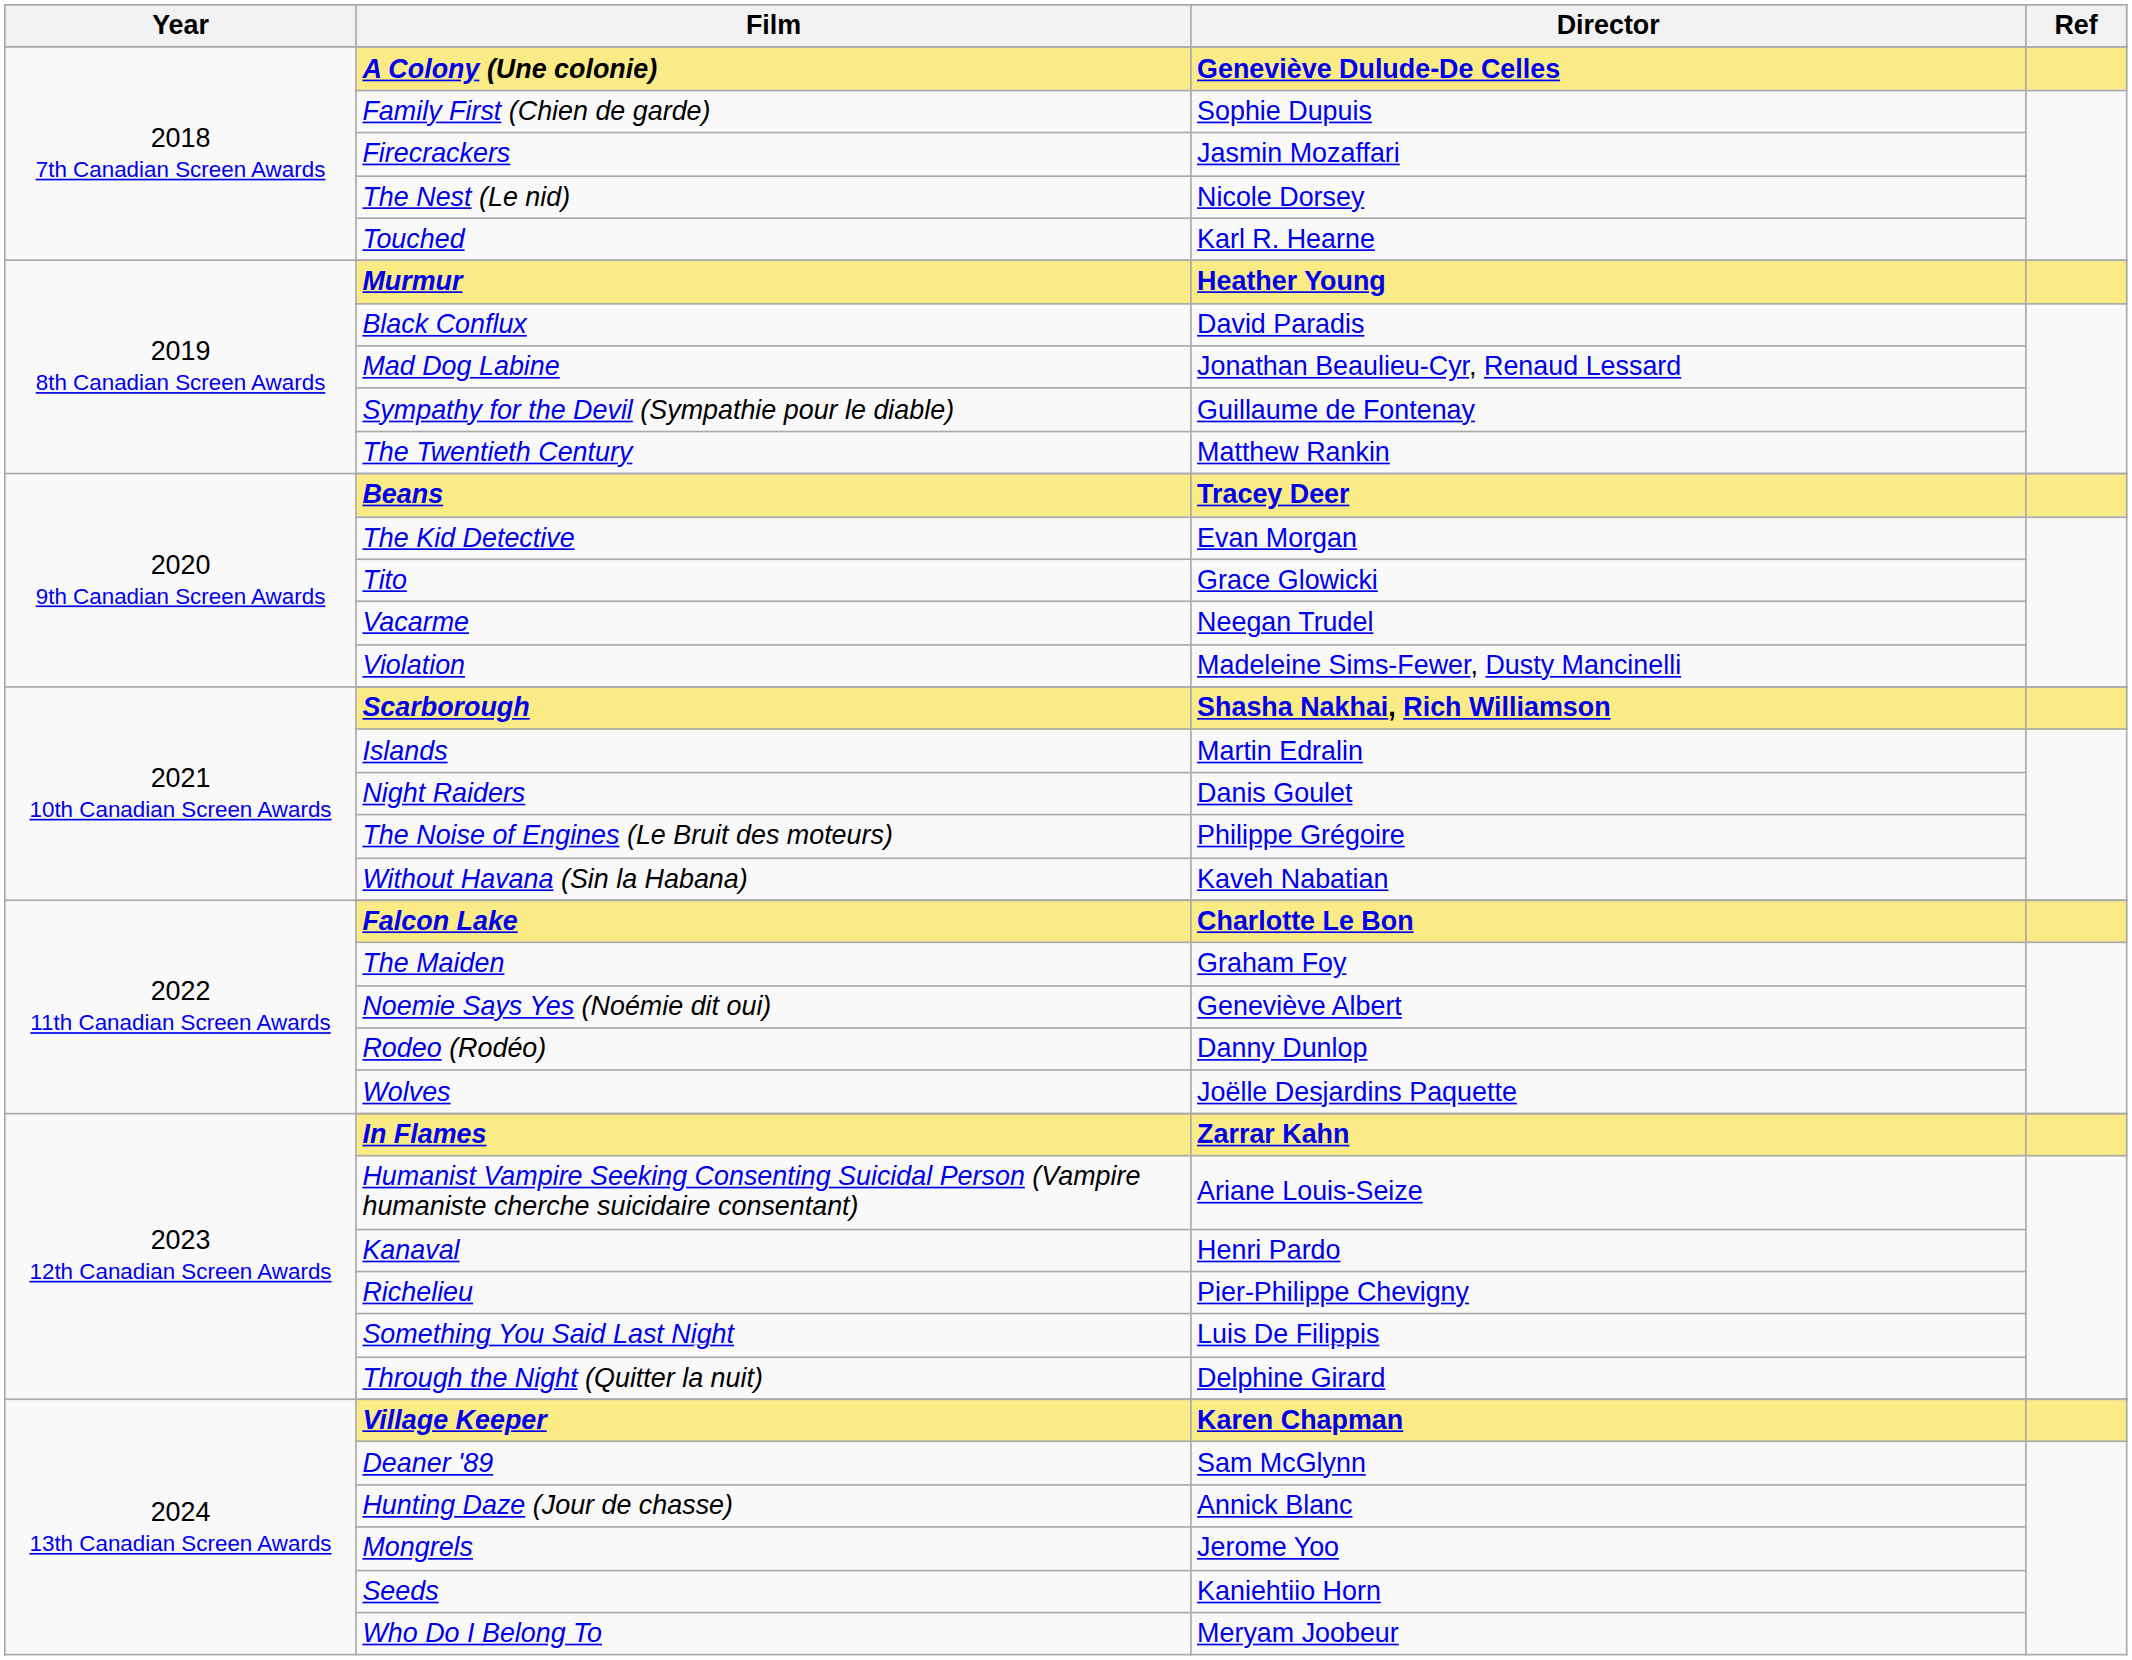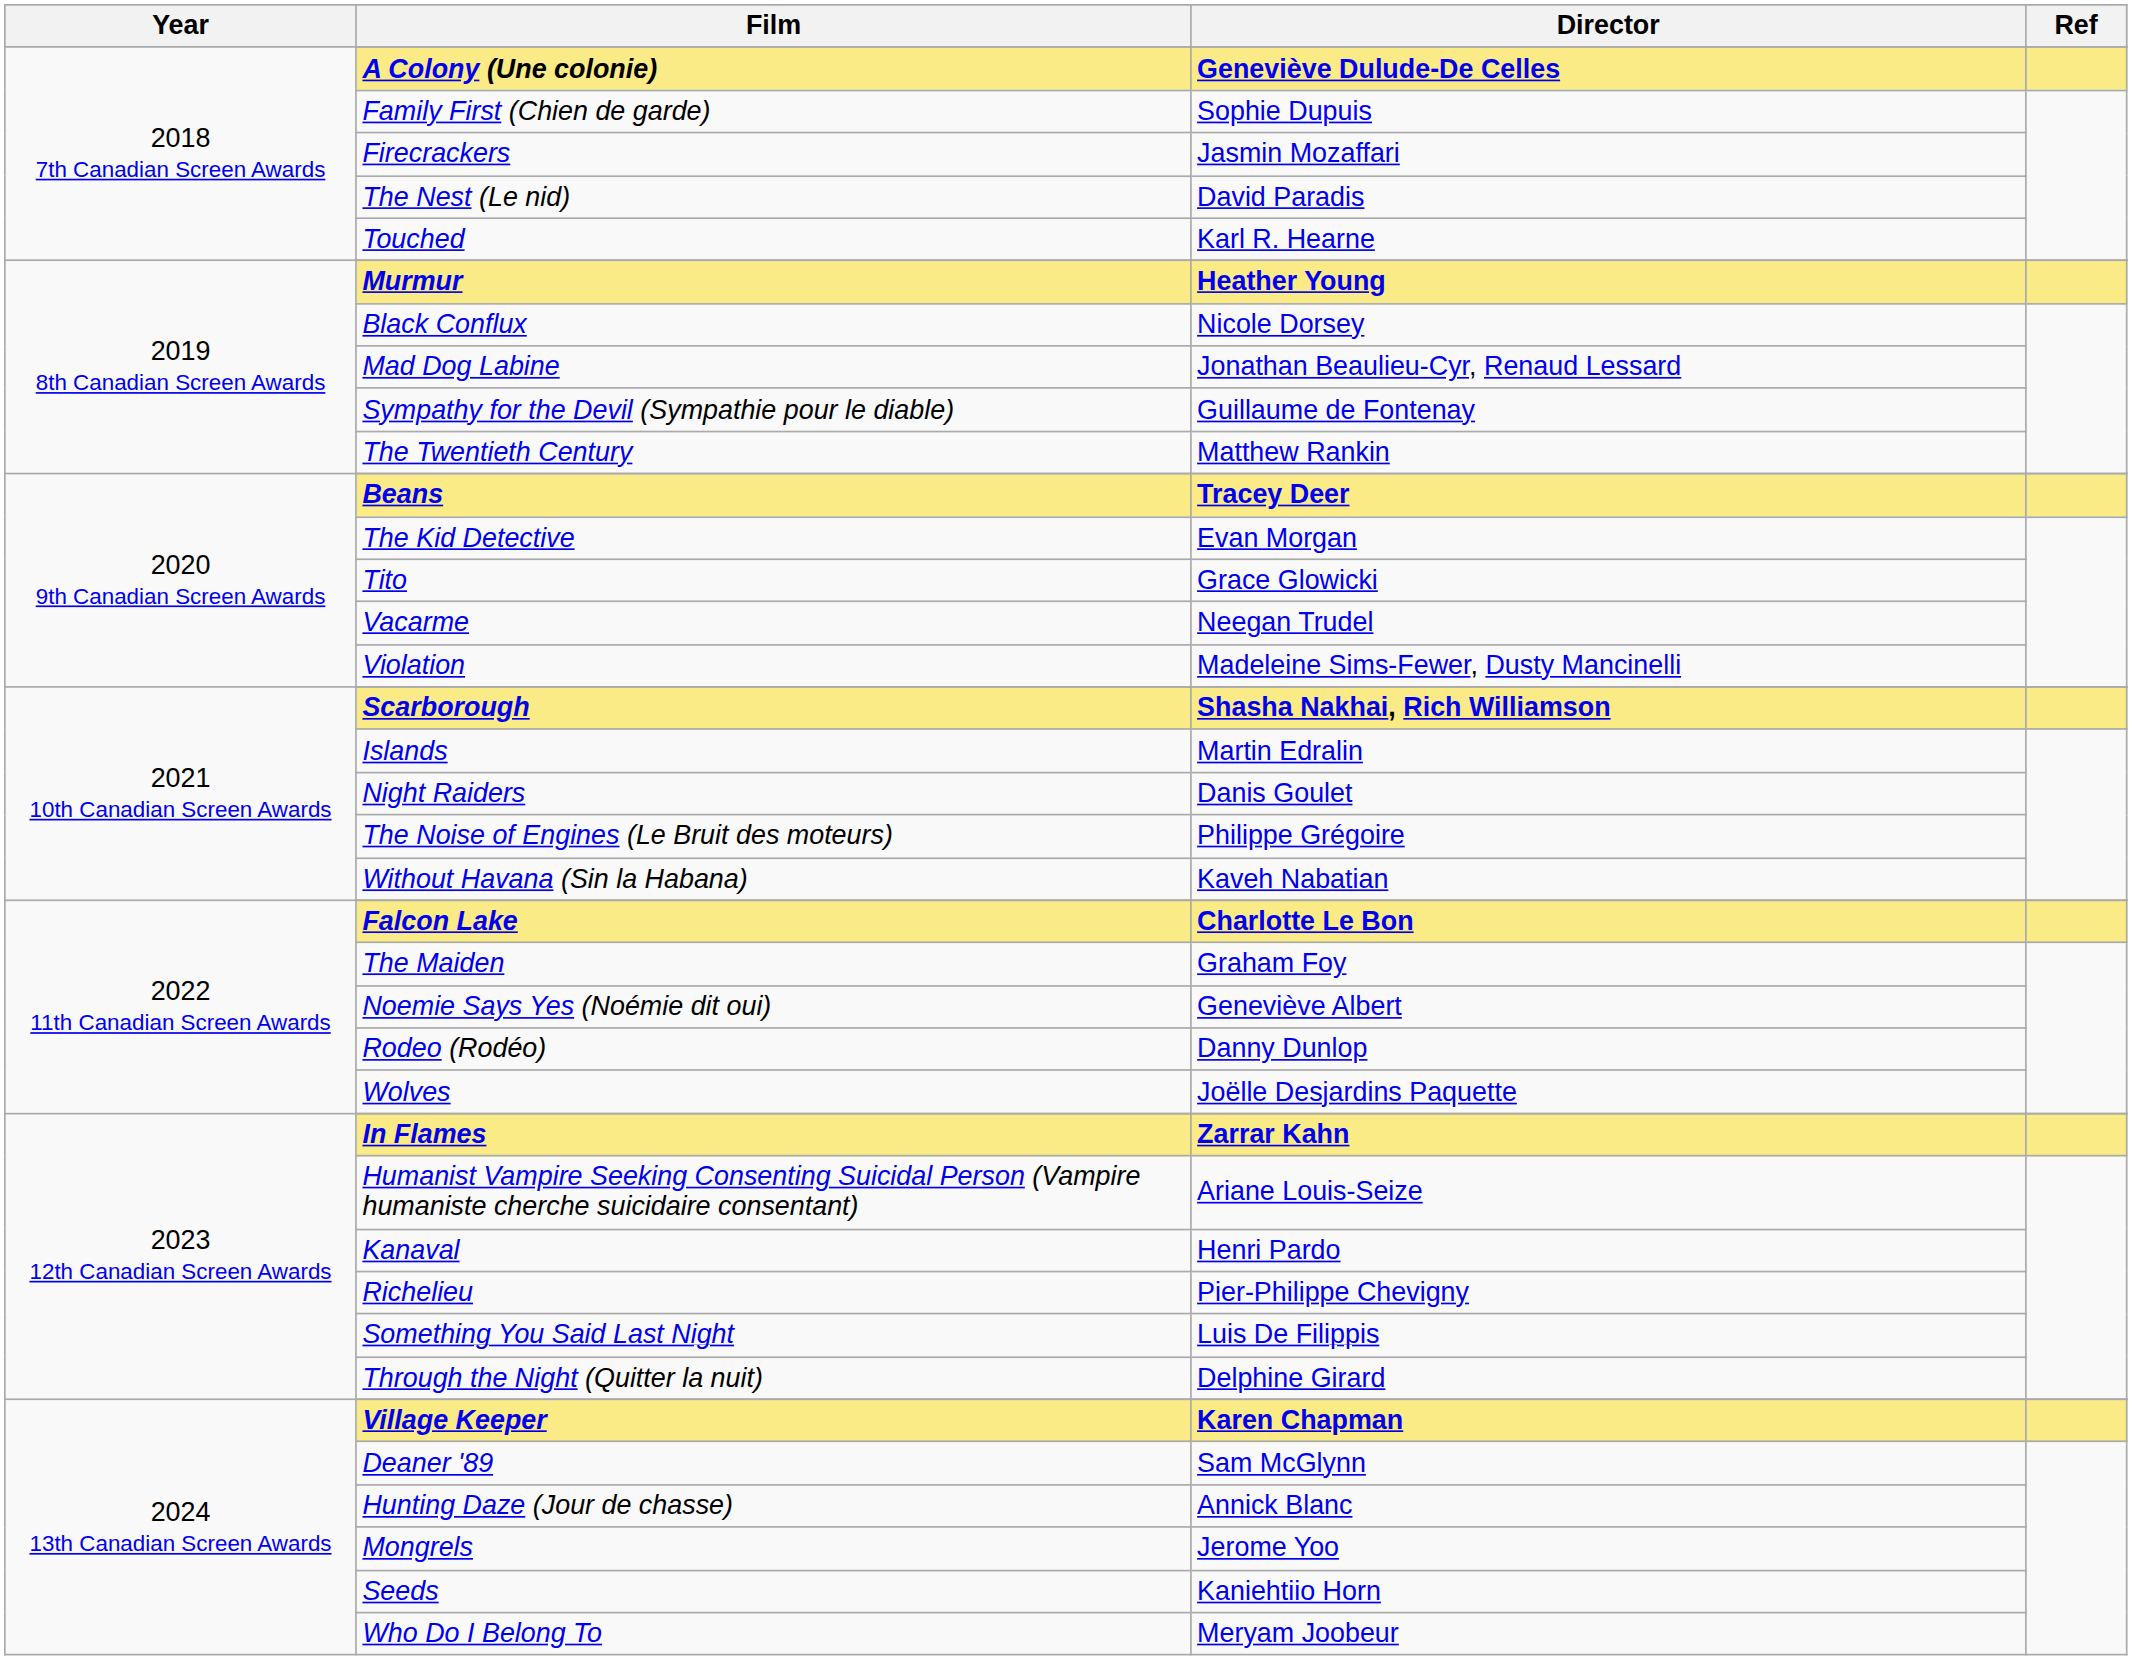(1281, 196) Nicole Dorsey -> (1281, 196) David Paradis
(1281, 324) David Paradis -> (1281, 324) Nicole Dorsey
